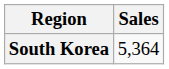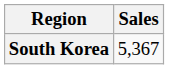(139, 48) 5,364 -> (139, 48) 5,367
